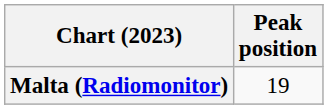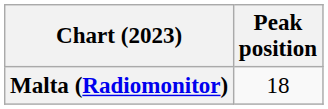(278, 85) 19 -> (278, 85) 18
